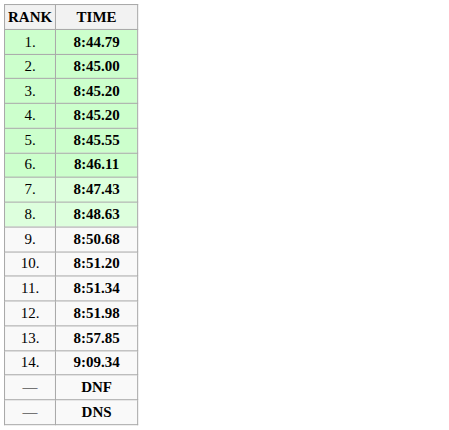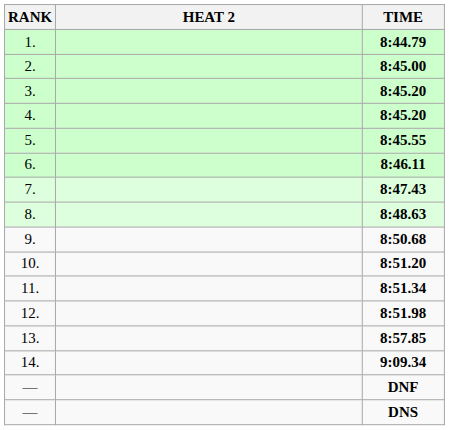+ column: (209, 17)
